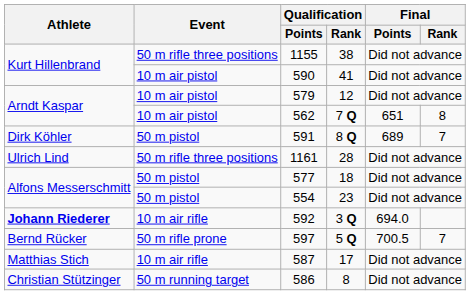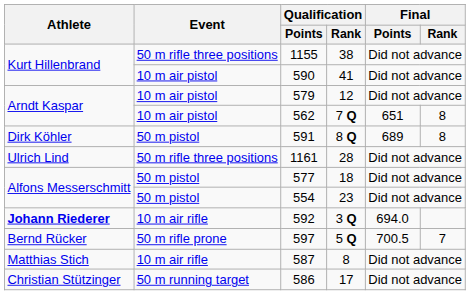(442, 137) 7 -> (442, 137) 8
(346, 260) 17 -> (346, 260) 8
(346, 280) 8 -> (346, 280) 17
